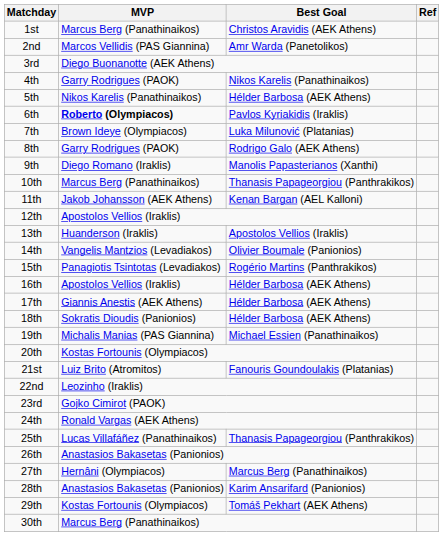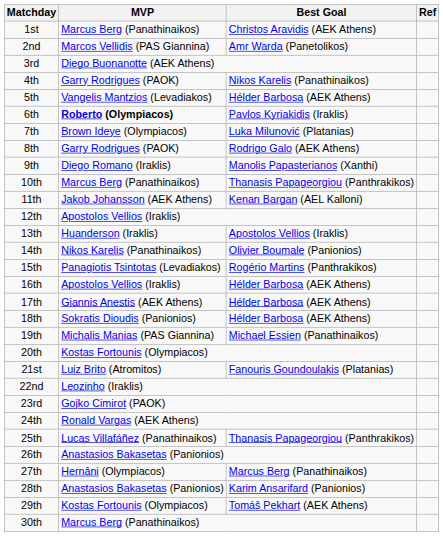(131, 98) Nikos Karelis (Panathinaikos) -> (136, 98) Vangelis Mantzios (Levadiakos)
(136, 251) Vangelis Mantzios (Levadiakos) -> (131, 251) Nikos Karelis (Panathinaikos)
